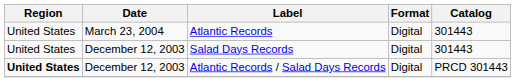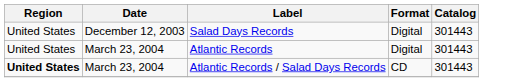rows swapped: (242, 49) <-> (231, 31)
(135, 67) December 12, 2003 -> (124, 67) March 23, 2004
(407, 67) Digital -> (399, 67) CD
(471, 67) PRCD 301443 -> (453, 67) 301443
